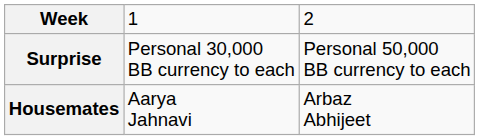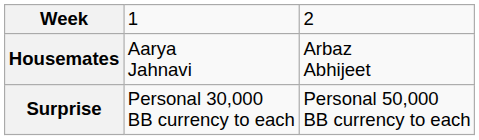rows swapped: (64, 109) <-> (64, 59)
